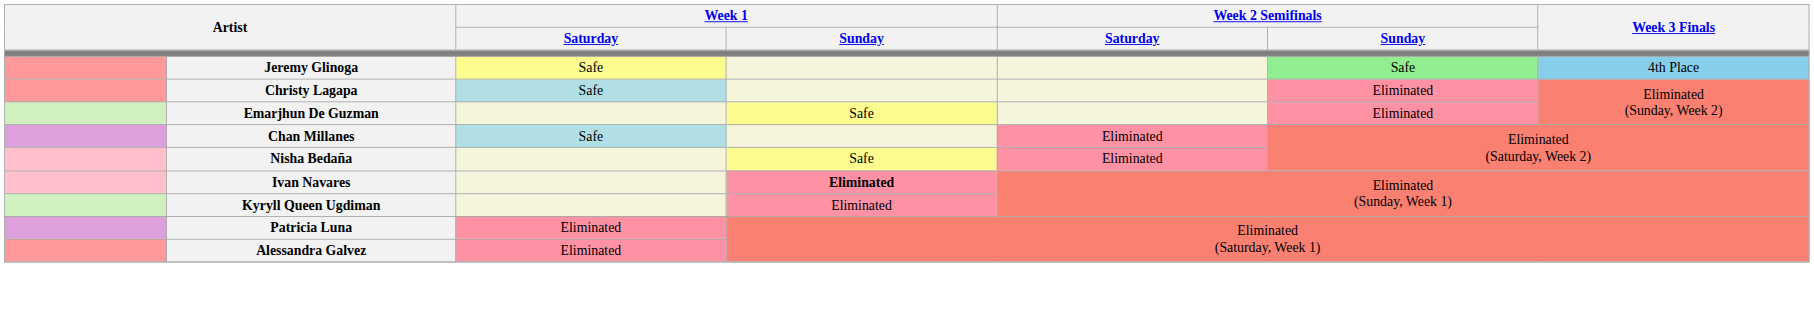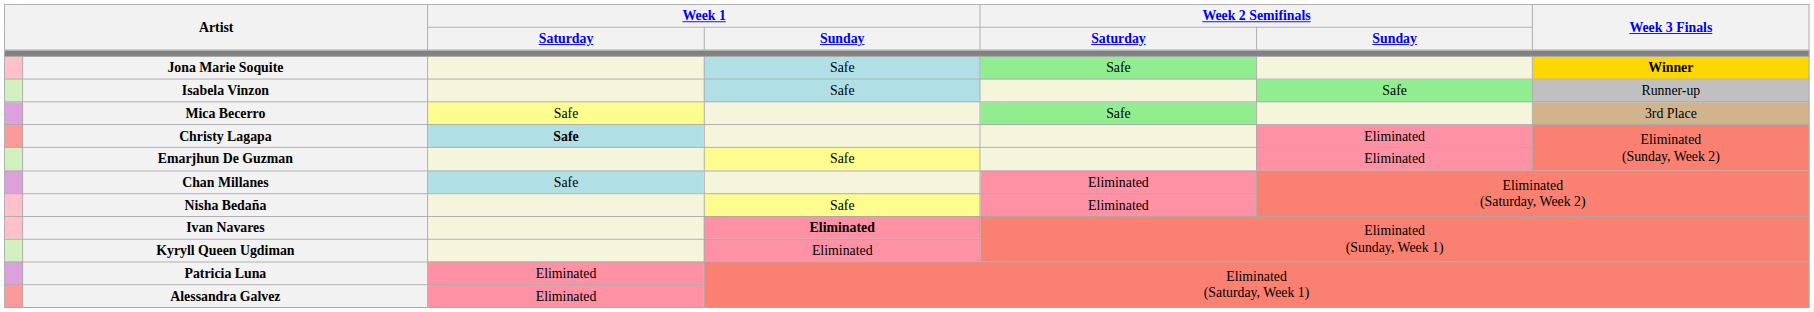+ row: (225, 68)
+ row: (225, 90)
+ row: (225, 113)
- row: (311, 68)
(591, 90) normal -> (566, 136) bold
